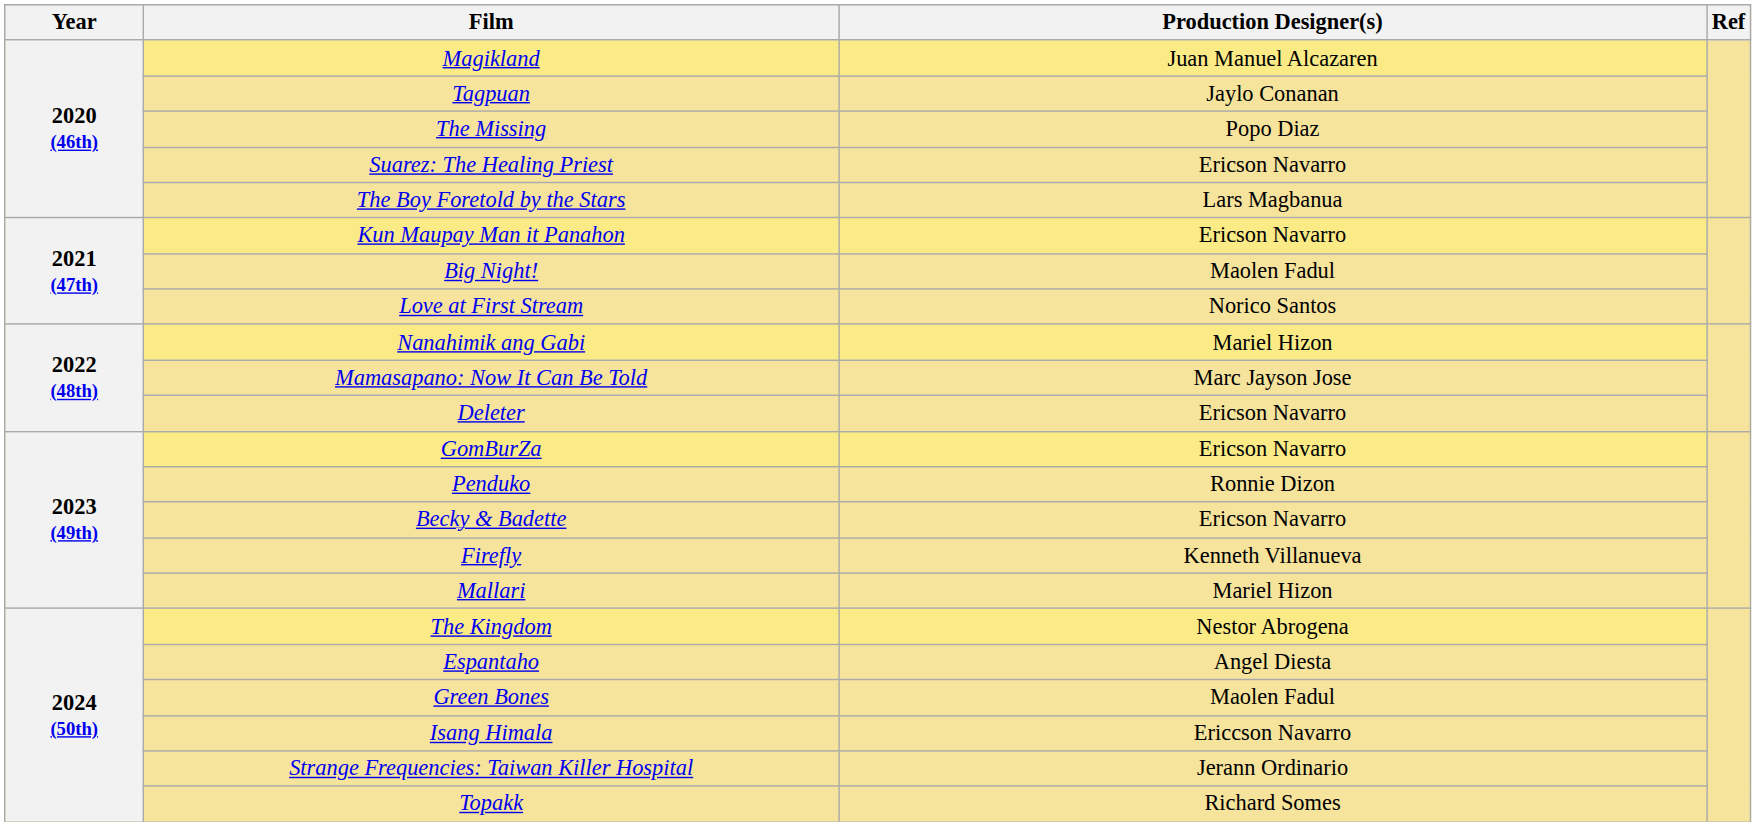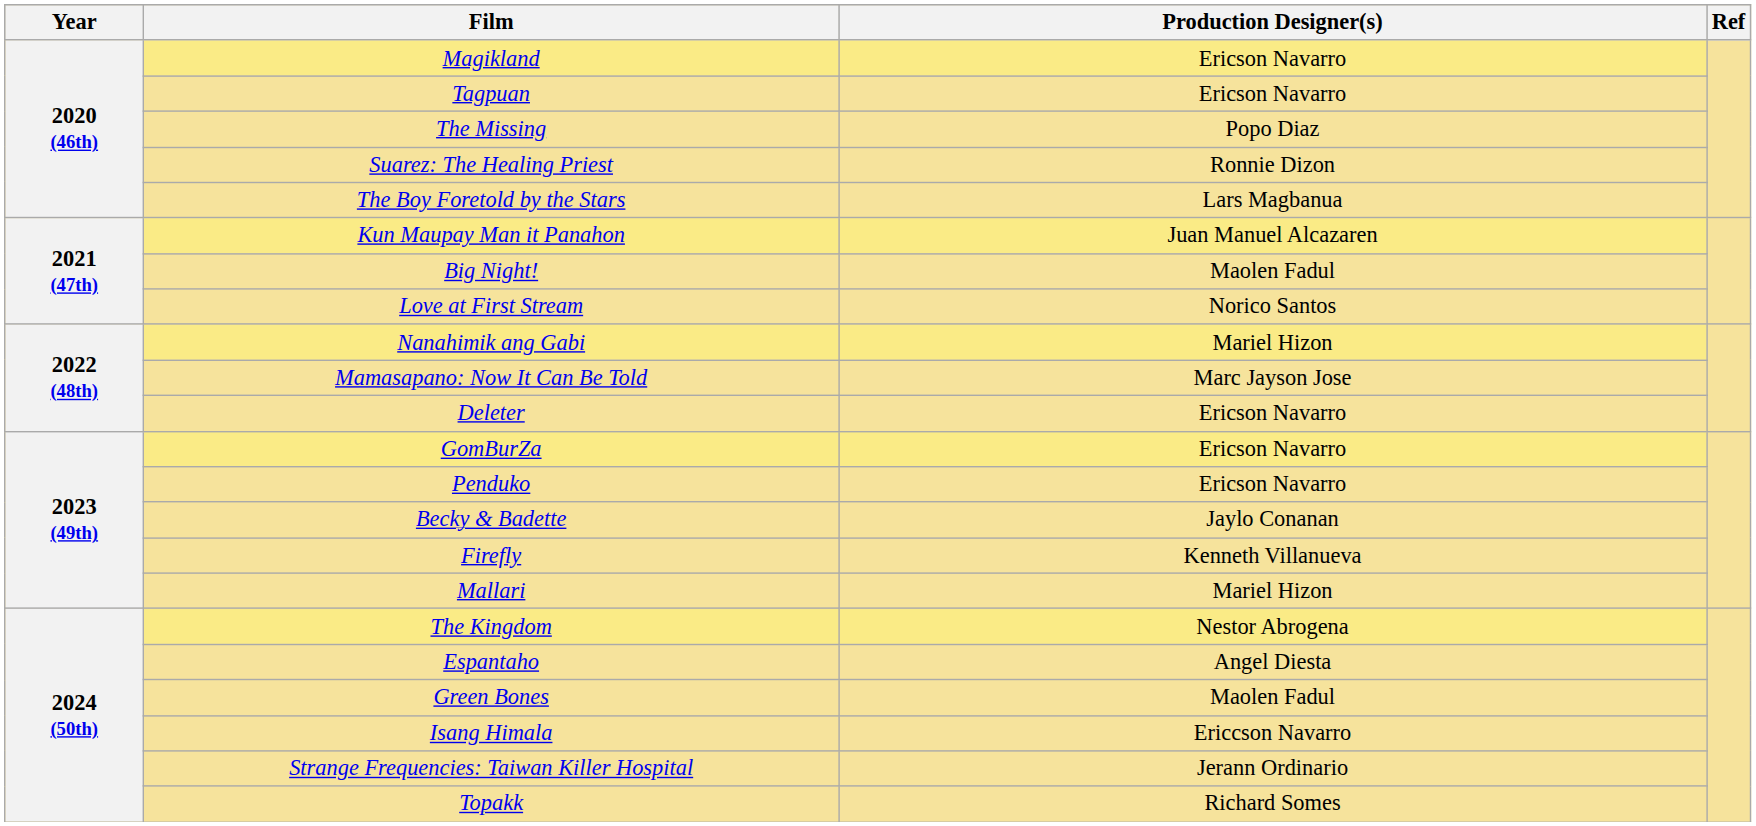(1273, 57) Juan Manuel Alcazaren -> (1273, 57) Ericson Navarro
(1273, 93) Jaylo Conanan -> (1273, 93) Ericson Navarro
(1273, 164) Ericson Navarro -> (1273, 164) Ronnie Dizon
(1273, 235) Ericson Navarro -> (1273, 235) Juan Manuel Alcazaren
(1273, 484) Ronnie Dizon -> (1273, 484) Ericson Navarro
(1273, 519) Ericson Navarro -> (1273, 519) Jaylo Conanan
